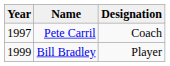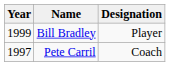rows swapped: (66, 52) <-> (70, 33)
